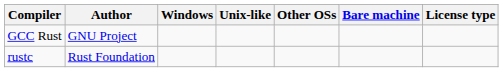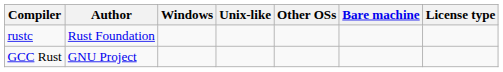rows swapped: (20, 56) <-> (35, 35)
